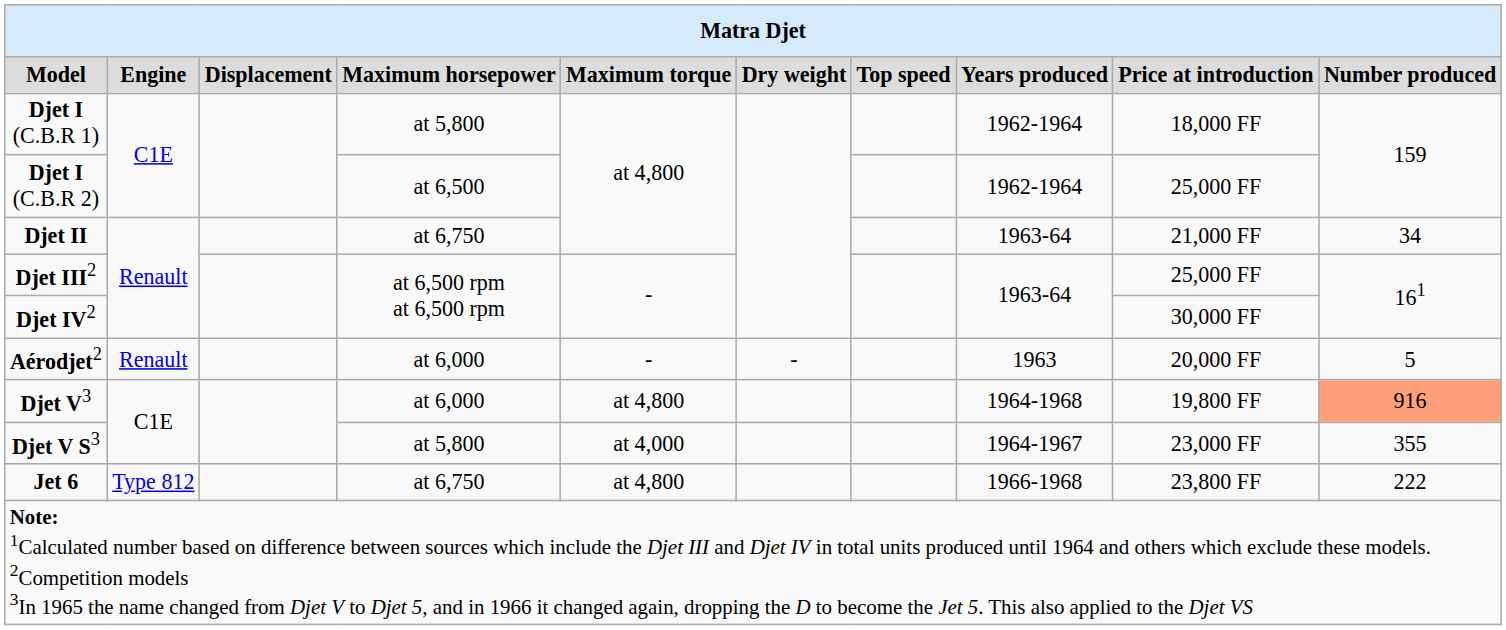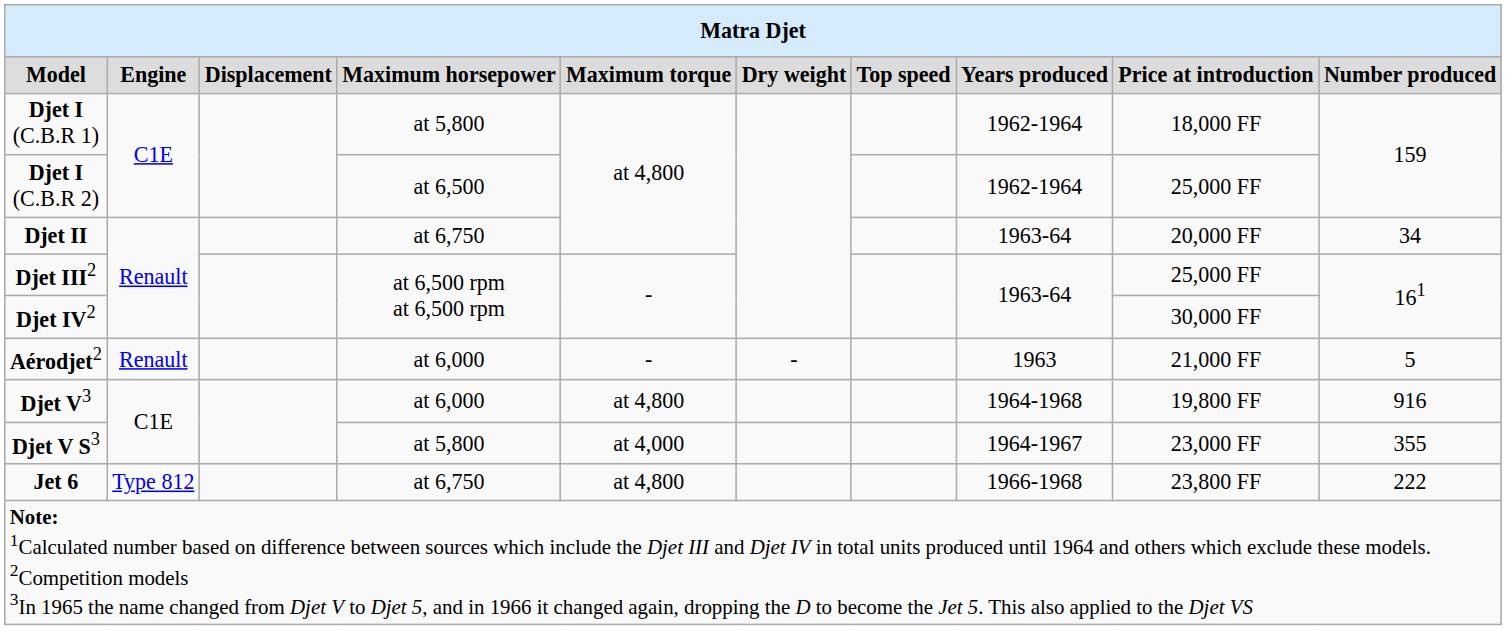(1216, 235) 21,000 FF -> (1216, 235) 20,000 FF
(1216, 359) 20,000 FF -> (1216, 359) 21,000 FF
(1410, 401) lightsalmon background -> (1410, 401) no background
